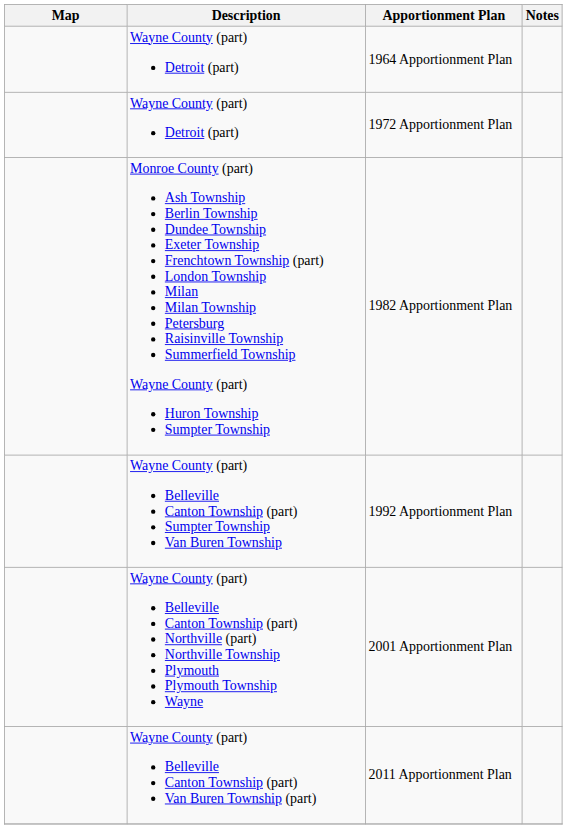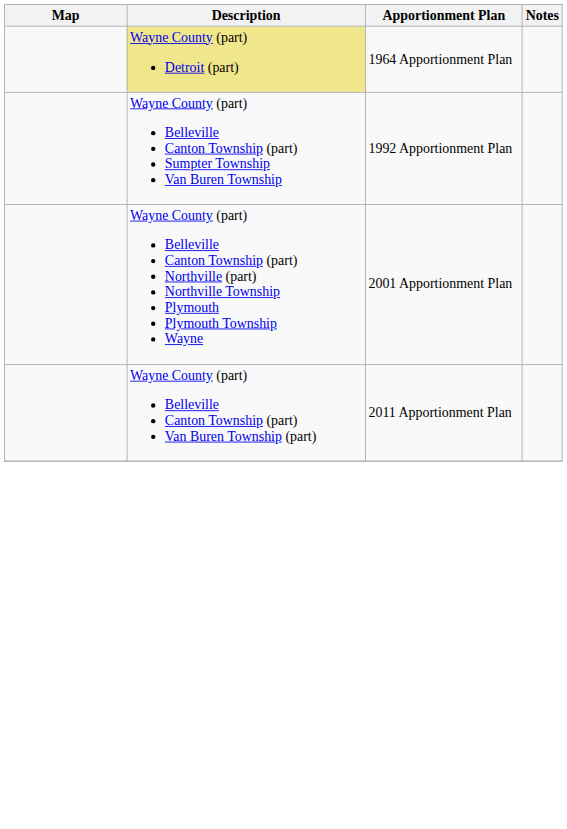(246, 52) no background -> (246, 52) khaki background
- row: (440, 124)
- row: (440, 306)
